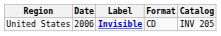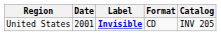(84, 24) 2006 -> (84, 24) 2001
